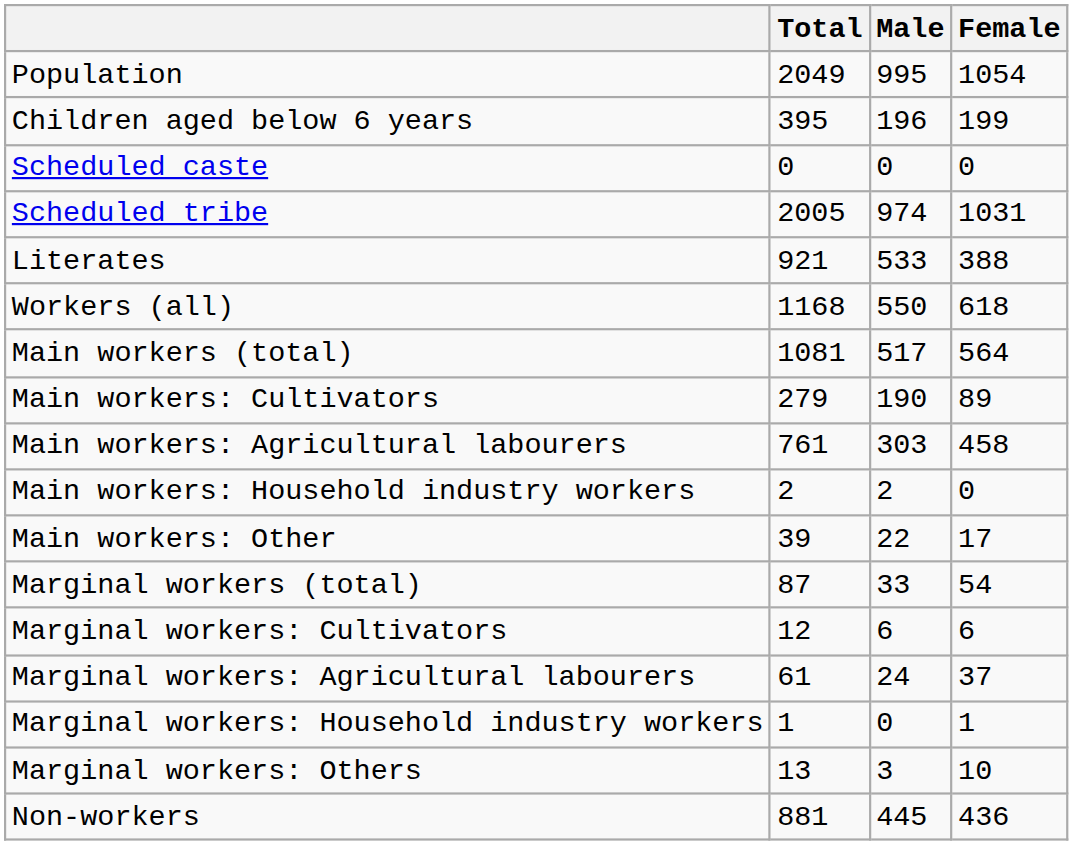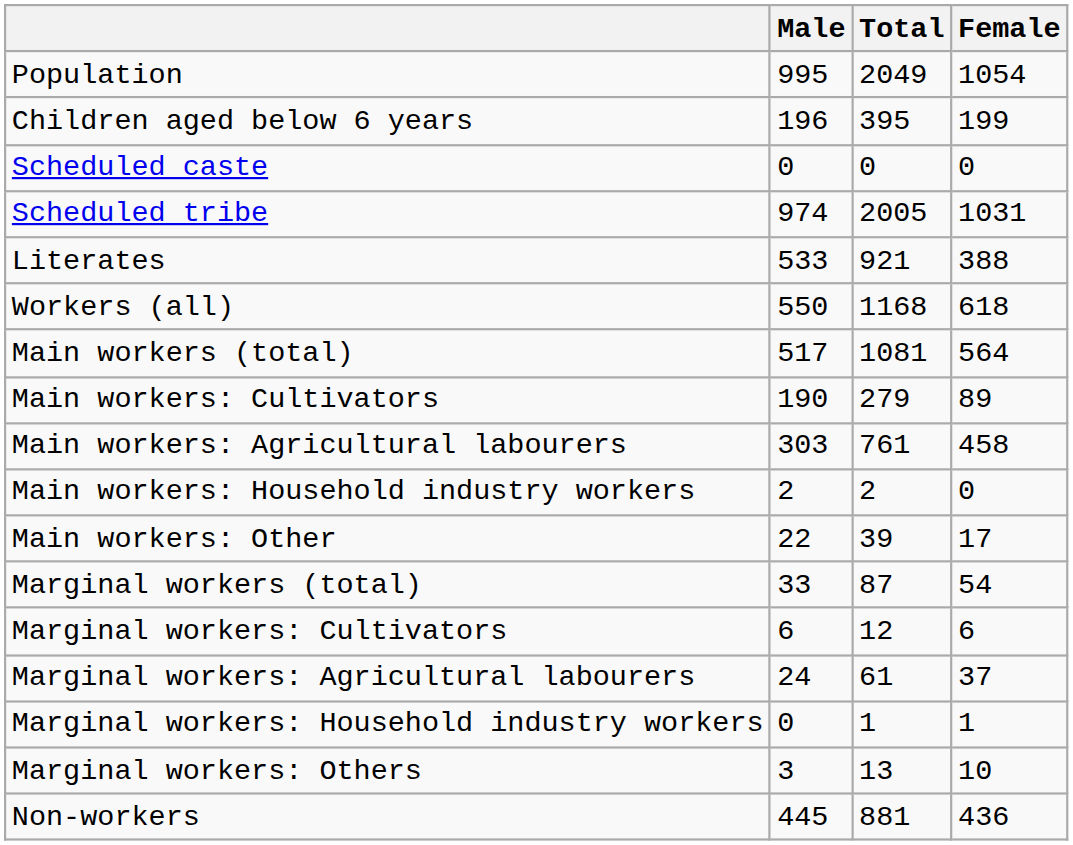columns swapped: (820, 28) <-> (910, 28)
